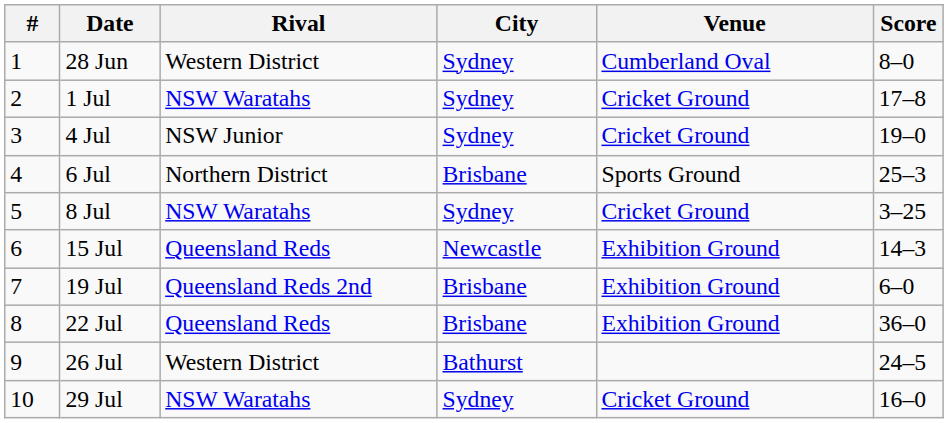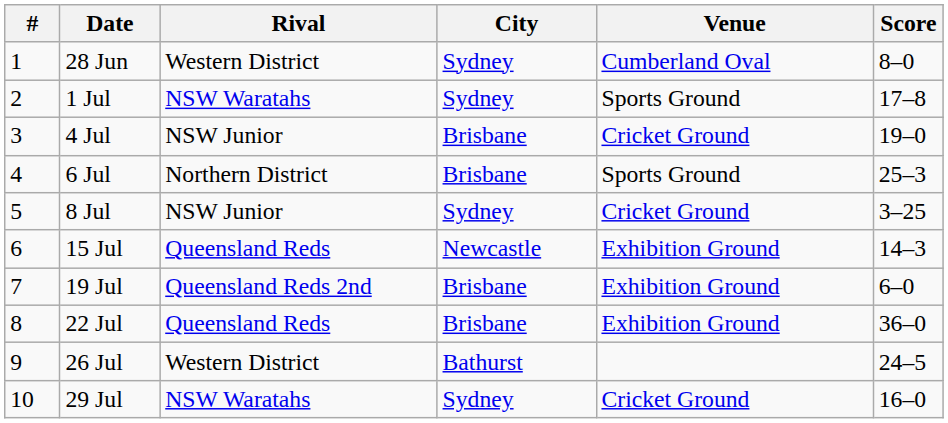(675, 98) Cricket Ground -> (671, 98) Sports Ground
(478, 135) Sydney -> (485, 135) Brisbane
(238, 211) NSW Waratahs -> (224, 211) NSW Junior
